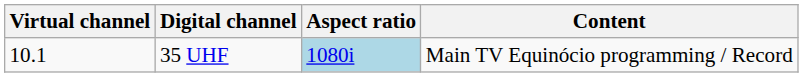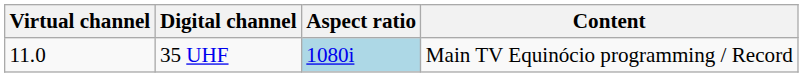(28, 54) 10.1 -> (28, 54) 11.0
